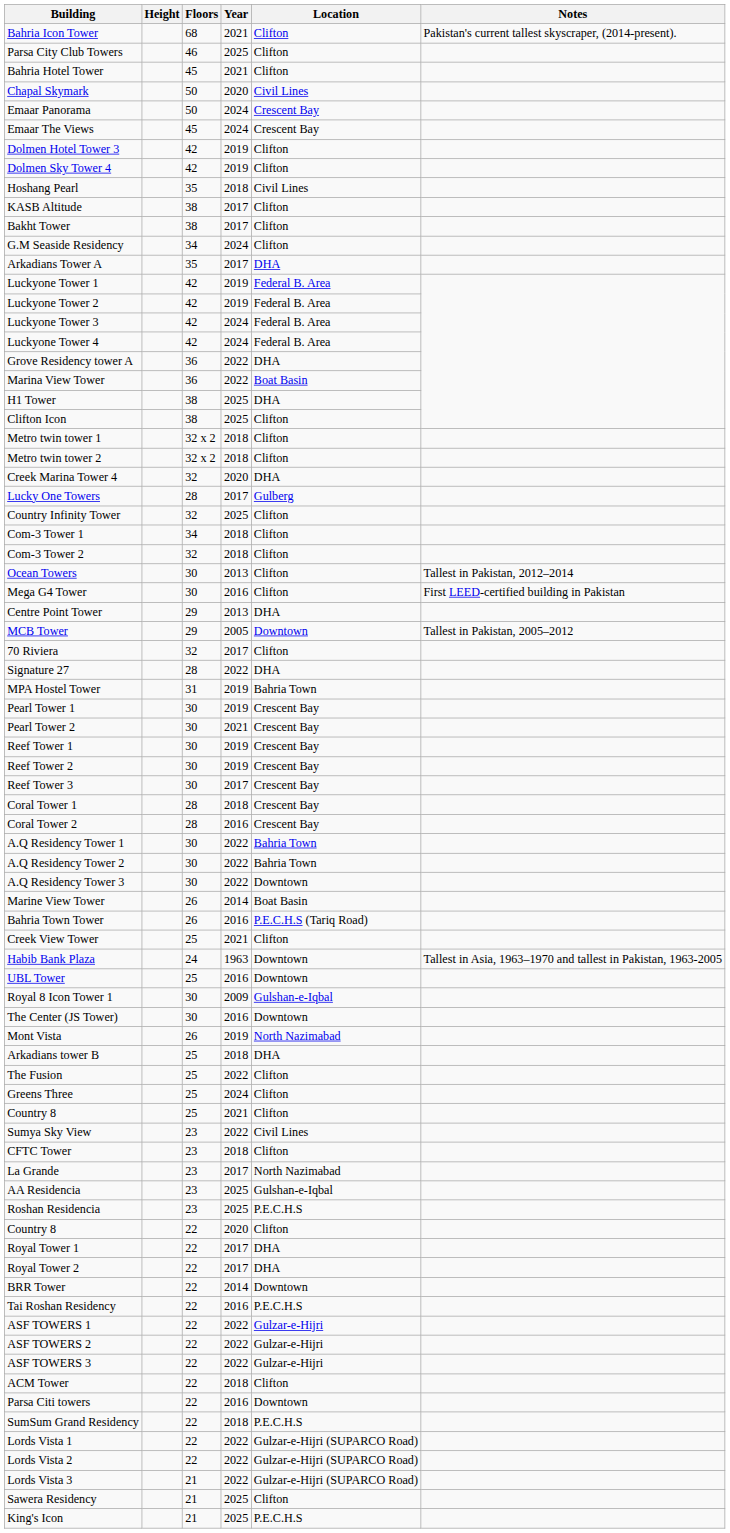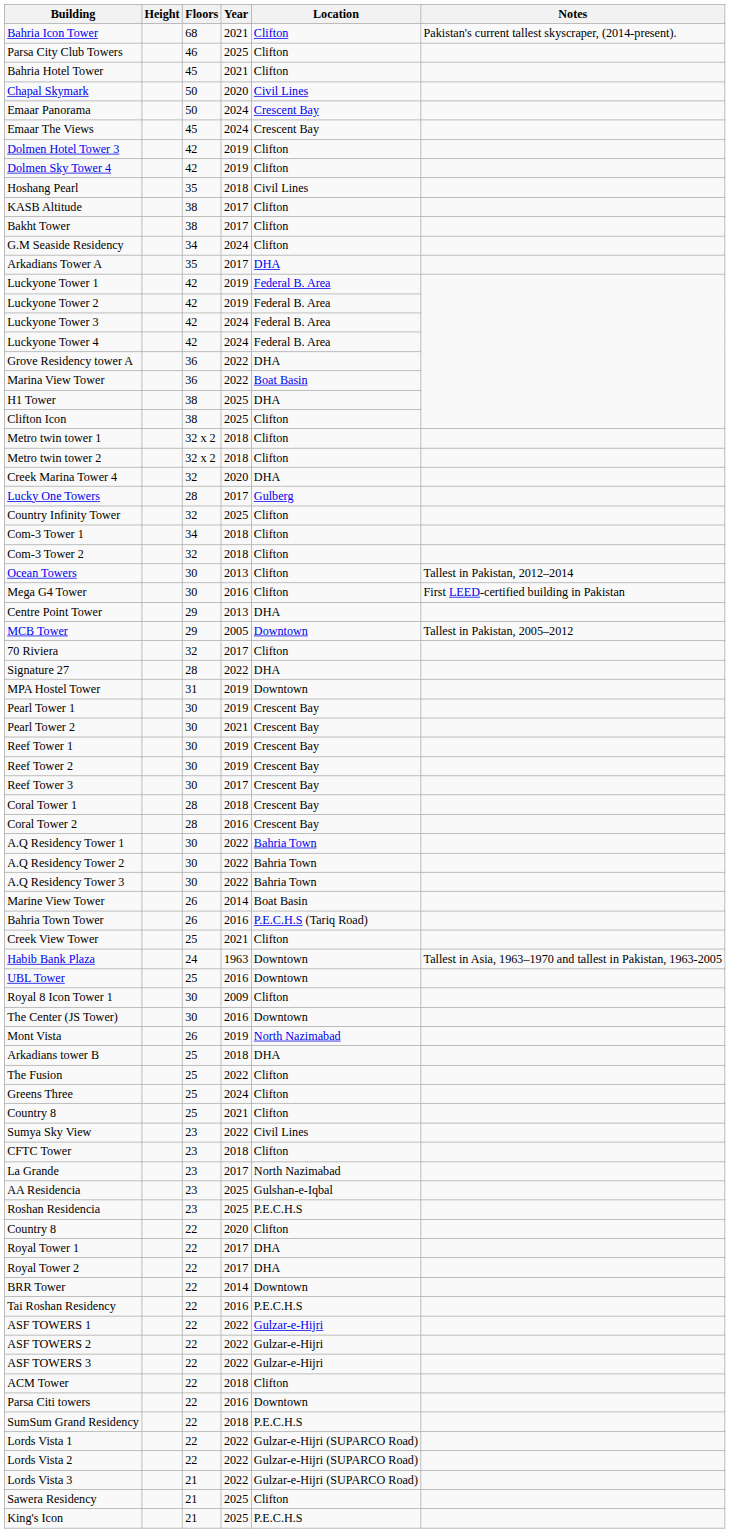(285, 689) Bahria Town -> (281, 689) Downtown
(281, 881) Downtown -> (285, 881) Bahria Town
(293, 997) Gulshan-e-Iqbal -> (271, 997) Clifton
